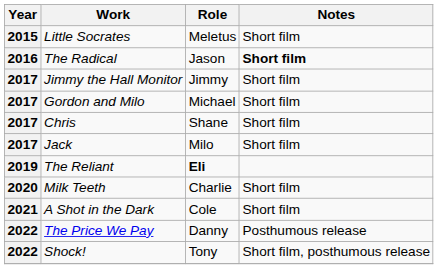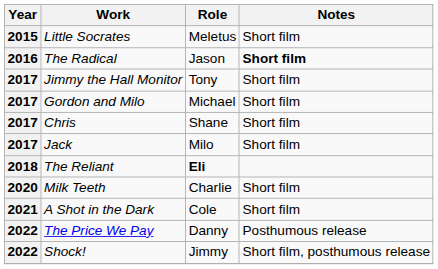(208, 79) Jimmy -> (203, 79) Tony
(23, 166) 2019 -> (23, 166) 2018
(203, 252) Tony -> (208, 252) Jimmy
